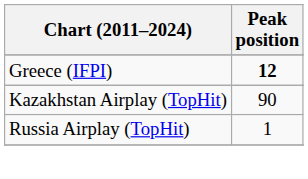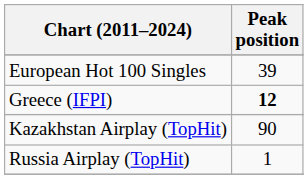+ row: (107, 70)
